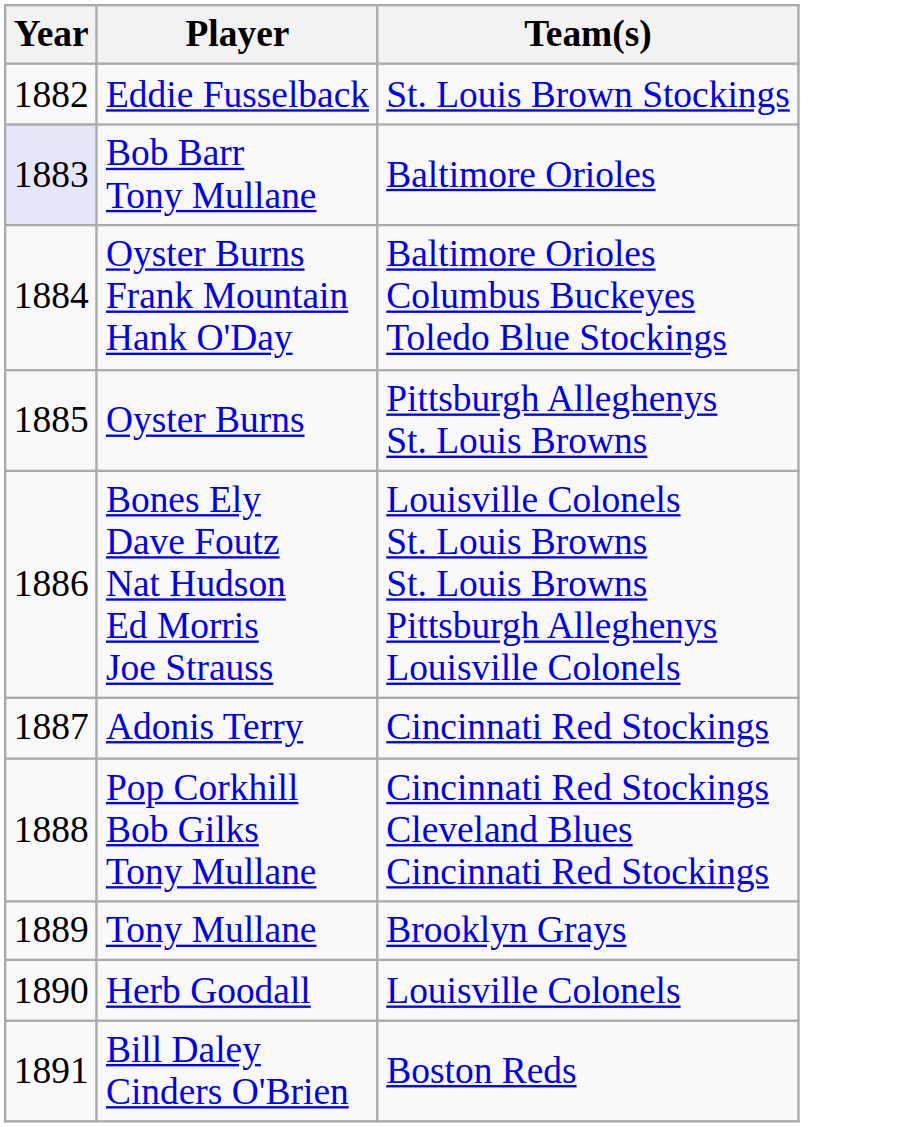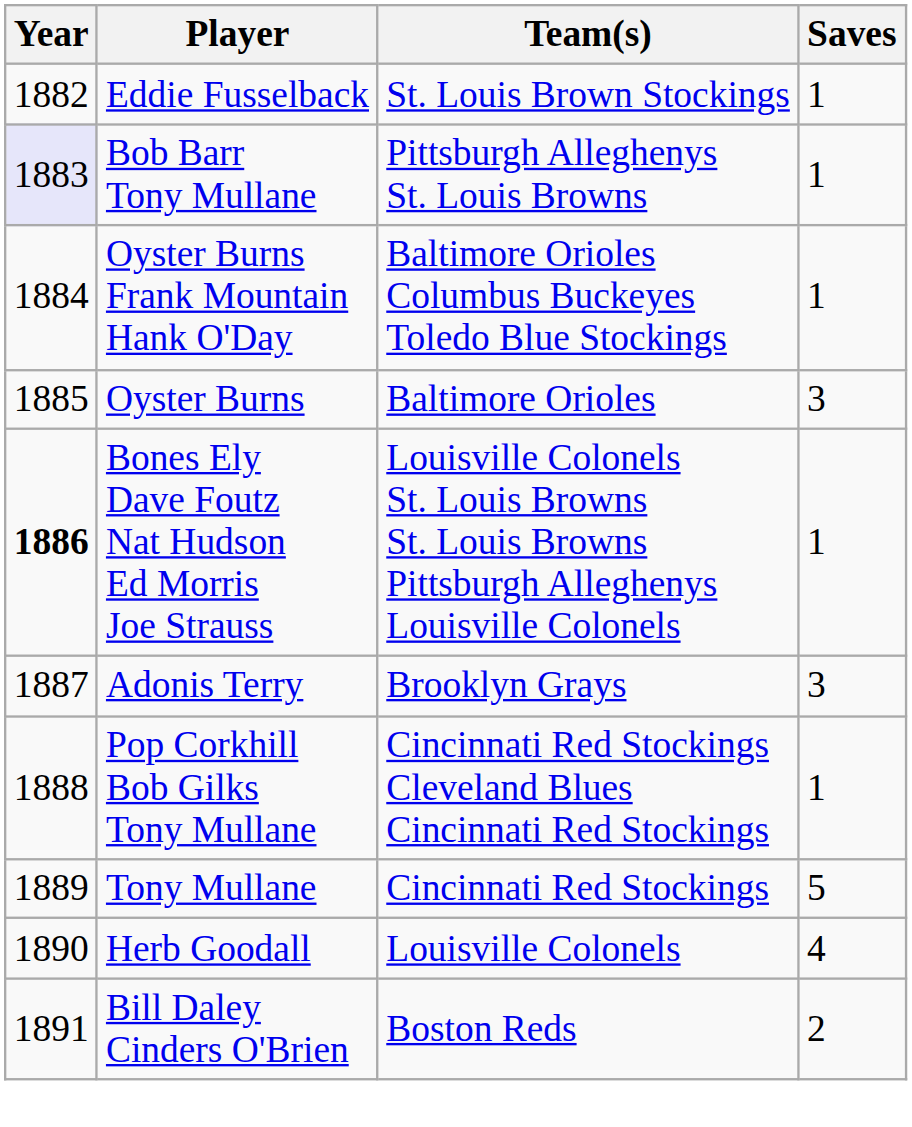+ column: (852, 34)
(521, 174) Baltimore Orioles -> (552, 174) Pittsburgh Alleghenys St. Louis Browns
(552, 419) Pittsburgh Alleghenys St. Louis Browns -> (521, 398) Baltimore Orioles
(51, 583) normal -> (51, 541) bold
(578, 727) Cincinnati Red Stockings -> (506, 685) Brooklyn Grays
(506, 930) Brooklyn Grays -> (578, 888) Cincinnati Red Stockings
